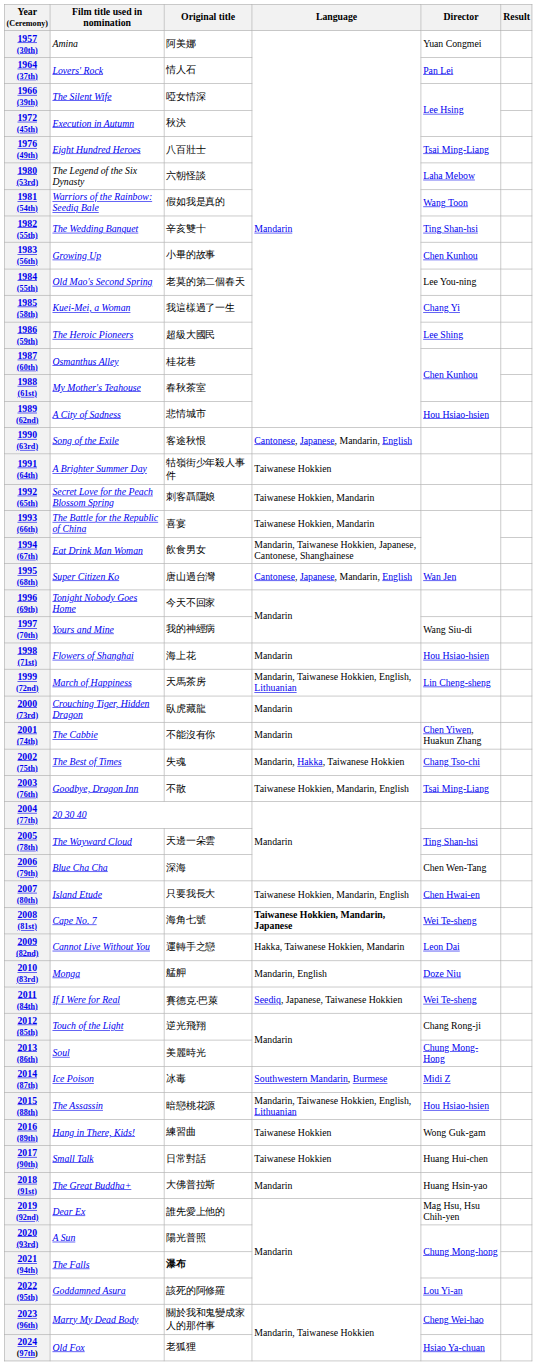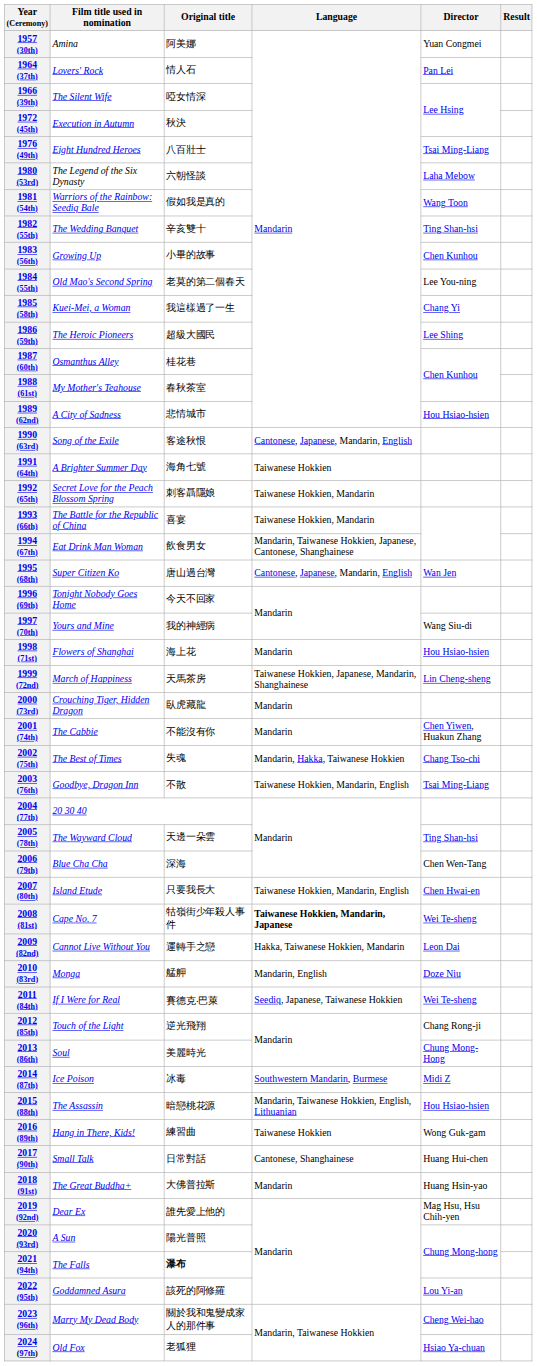(205, 469) 牯嶺街少年殺人事件 -> (186, 467) 海角七號
(333, 682) Mandarin, Taiwanese Hokkien, English, Lithuanian -> (335, 679) Taiwanese Hokkien, Japanese, Mandarin, Shanghainese
(186, 920) 海角七號 -> (205, 918) 牯嶺街少年殺人事件
(293, 1159) Taiwanese Hokkien -> (304, 1159) Cantonese, Shanghainese
